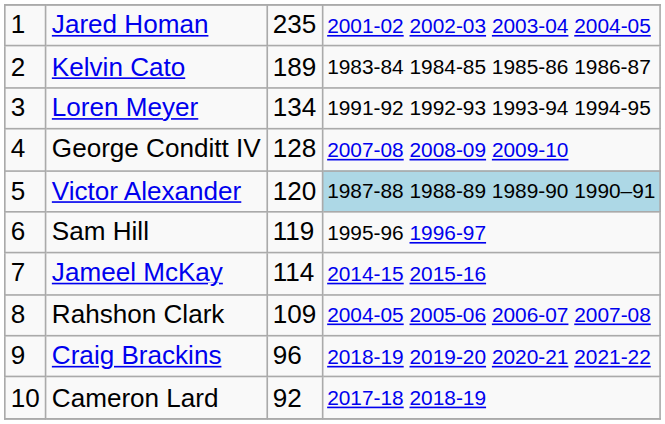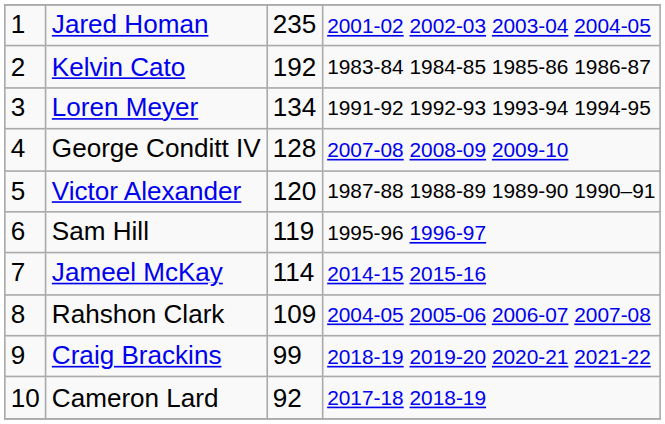(294, 66) 189 -> (294, 66) 192
(491, 191) lightblue background -> (491, 191) no background
(287, 356) 96 -> (287, 356) 99
